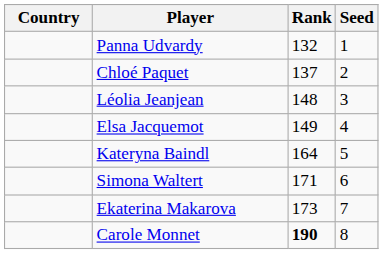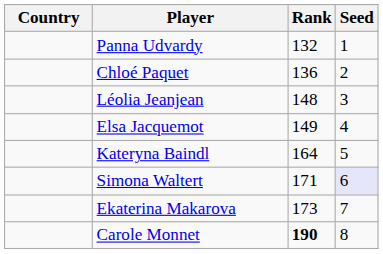(305, 72) 137 -> (305, 72) 136
(344, 180) no background -> (344, 180) lavender background
